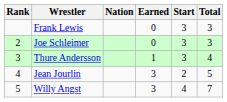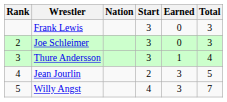columns swapped: (184, 12) <-> (153, 12)
